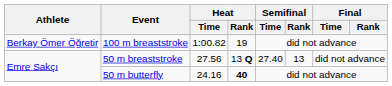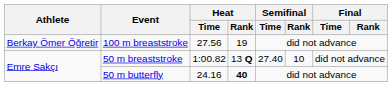(209, 43) 1:00.82 -> (209, 43) 27.56
(209, 59) 27.56 -> (209, 59) 1:00.82
(299, 59) 13 -> (299, 59) 10
